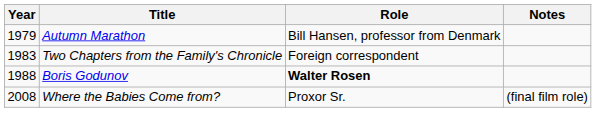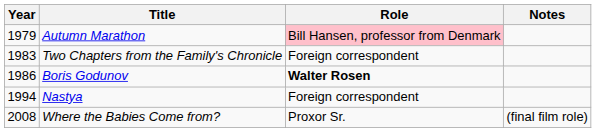(394, 35) no background -> (394, 35) pink background
(22, 76) 1988 -> (22, 76) 1986
+ row: (62, 96)
